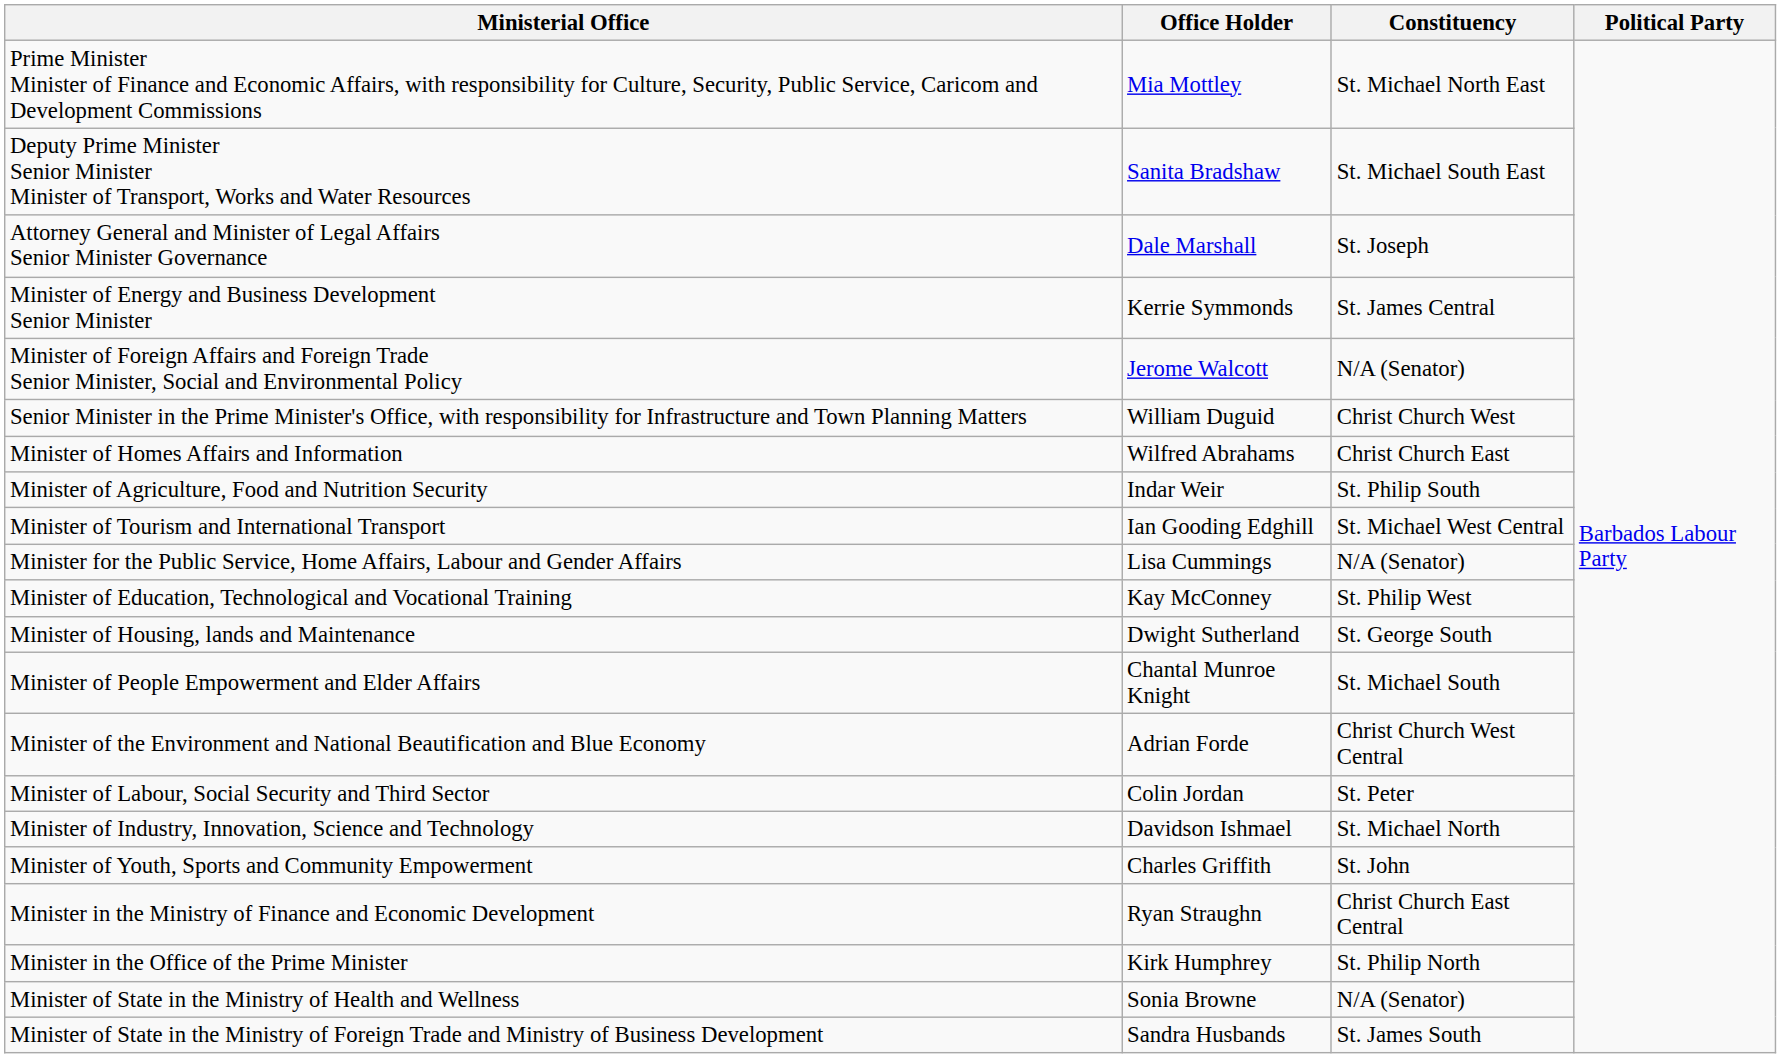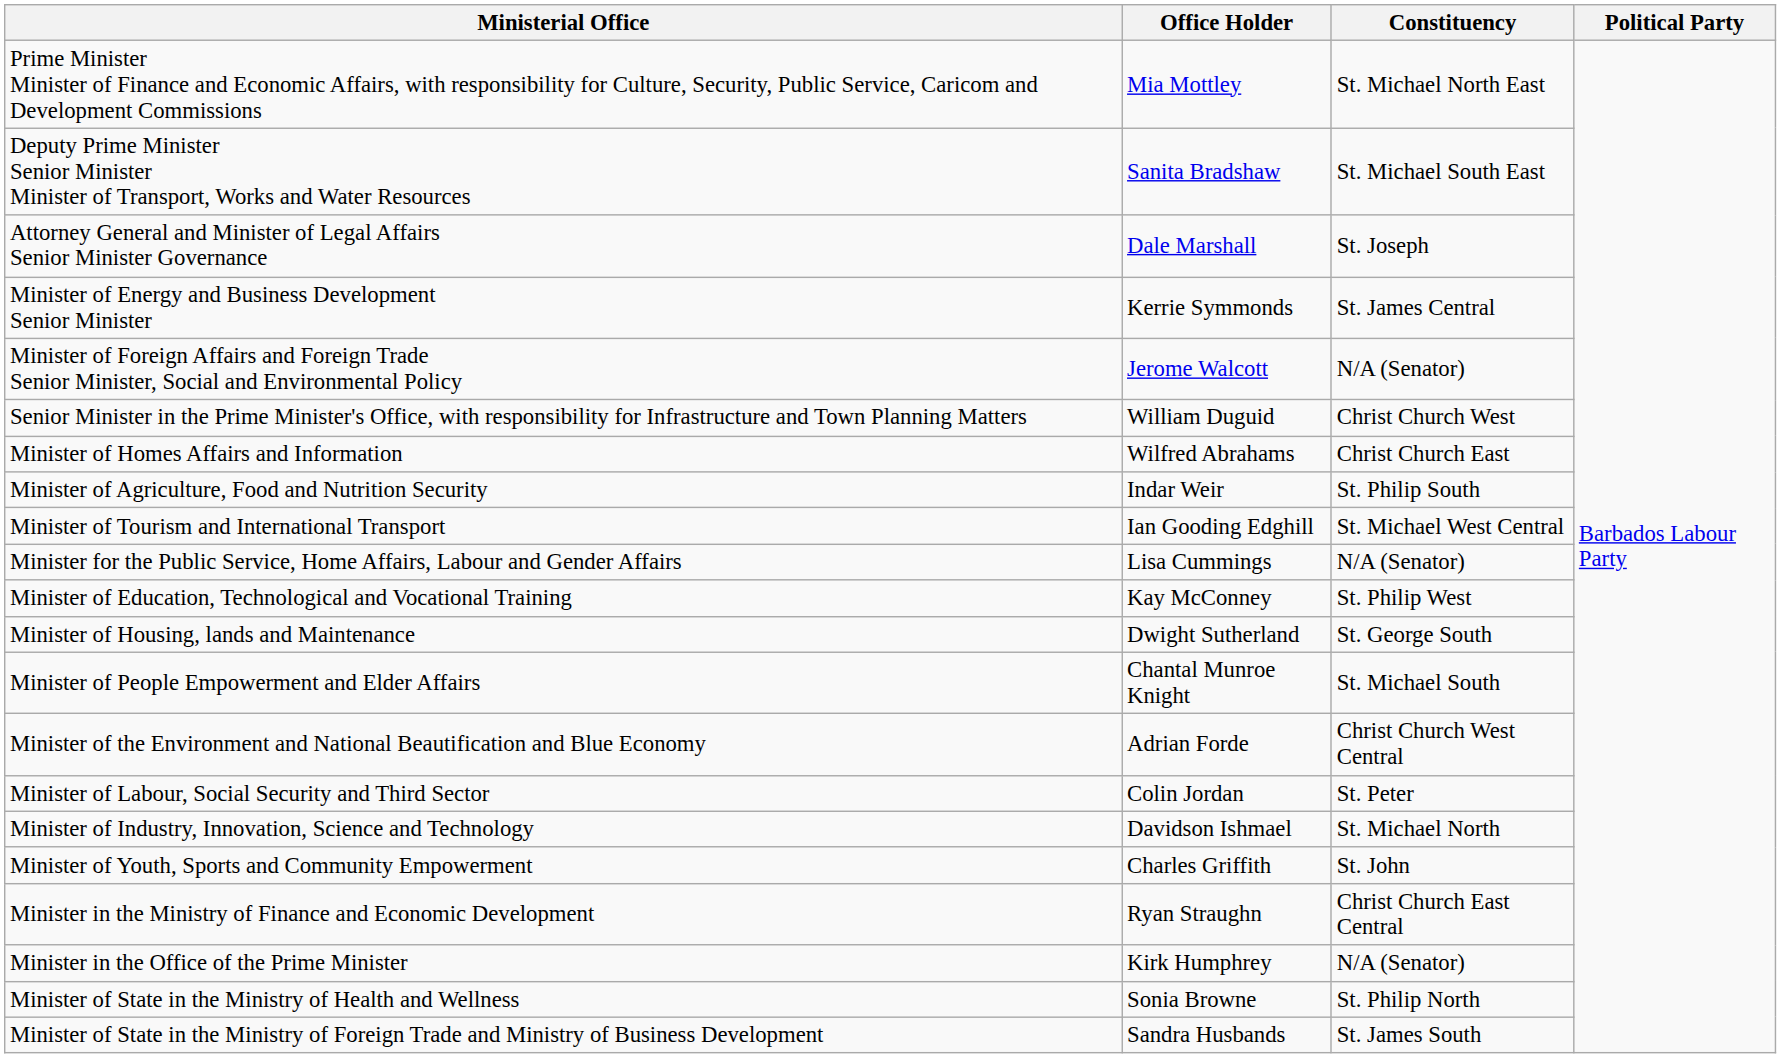(1408, 962) St. Philip North -> (1401, 962) N/A (Senator)
(1401, 998) N/A (Senator) -> (1408, 998) St. Philip North
